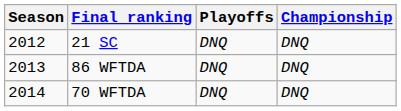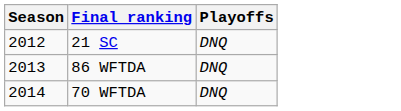- column: (337, 17)
